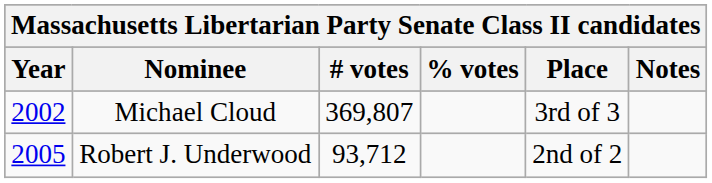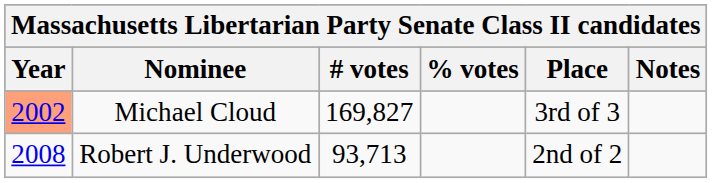(38, 111) no background -> (38, 111) lightsalmon background
(369, 111) 369,807 -> (369, 111) 169,827
(38, 154) 2005 -> (38, 154) 2008
(369, 154) 93,712 -> (369, 154) 93,713
